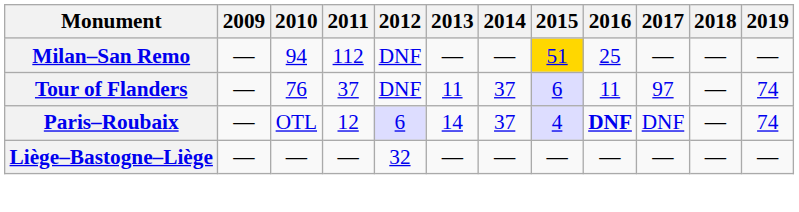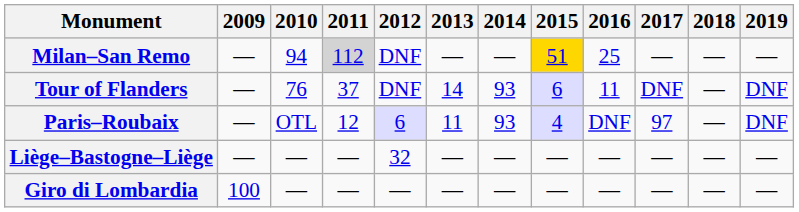(348, 55) no background -> (348, 55) lightgrey background
(452, 88) 11 -> (452, 88) 14
(505, 88) 37 -> (505, 88) 93
(663, 88) 97 -> (662, 88) DNF
(768, 88) 74 -> (767, 88) DNF
(452, 122) 14 -> (452, 122) 11
(505, 122) 37 -> (505, 122) 93
(610, 122) bold -> (609, 122) normal
(663, 122) DNF -> (662, 122) 97
(768, 122) 74 -> (767, 122) DNF
+ row: (111, 190)
